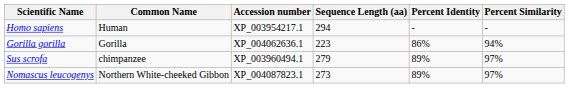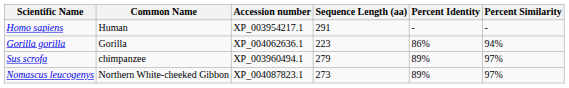(323, 28) 294 -> (323, 28) 291
